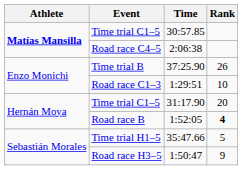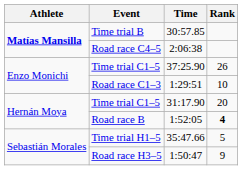(126, 31) Time trial C1–5 -> (118, 31) Time trial B
(118, 67) Time trial B -> (126, 67) Time trial C1–5
